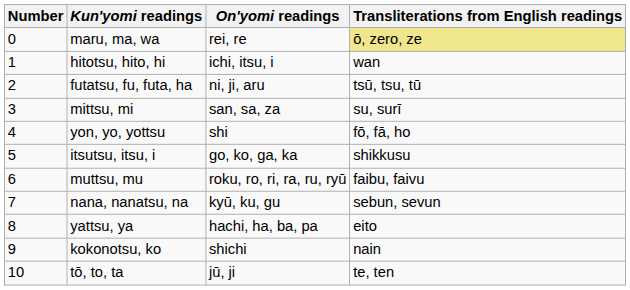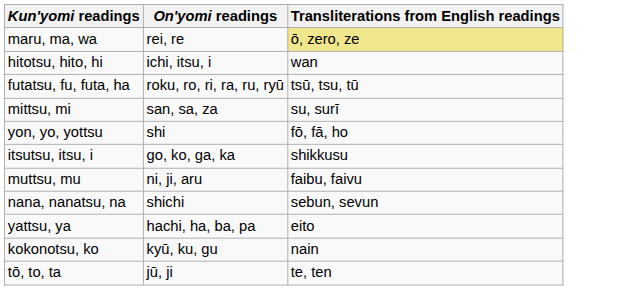- column: (36, 16)
(237, 86) ni, ji, aru -> (215, 86) roku, ro, ri, ra, ru, ryū
(278, 179) roku, ro, ri, ra, ru, ryū -> (174, 179) ni, ji, aru
(245, 202) kyū, ku, gu -> (165, 202) shichi
(228, 249) shichi -> (182, 249) kyū, ku, gu
